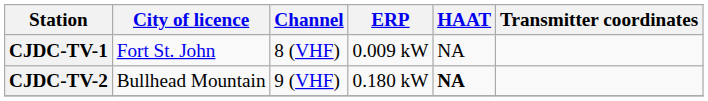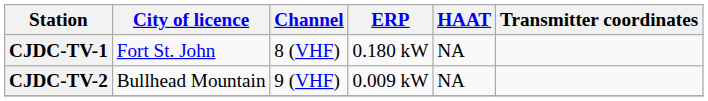(390, 50) 0.009 kW -> (390, 50) 0.180 kW
(390, 80) 0.180 kW -> (390, 80) 0.009 kW
(451, 80) bold -> (451, 80) normal
